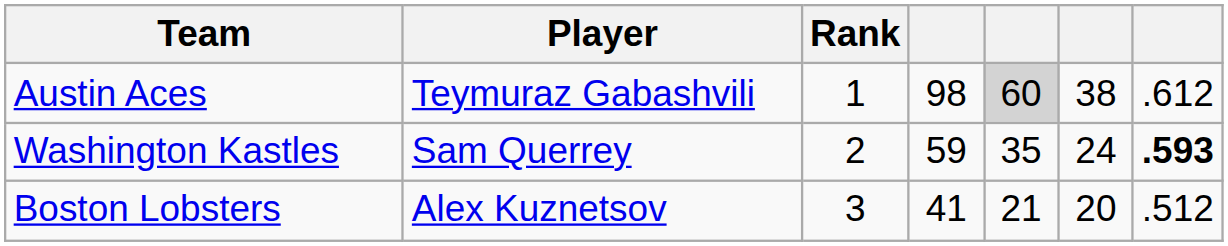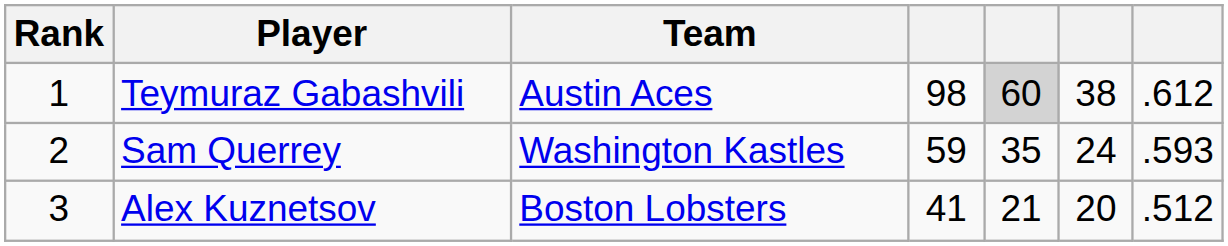columns swapped: (855, 33) <-> (204, 33)
(1178, 151) bold -> (1178, 151) normal
